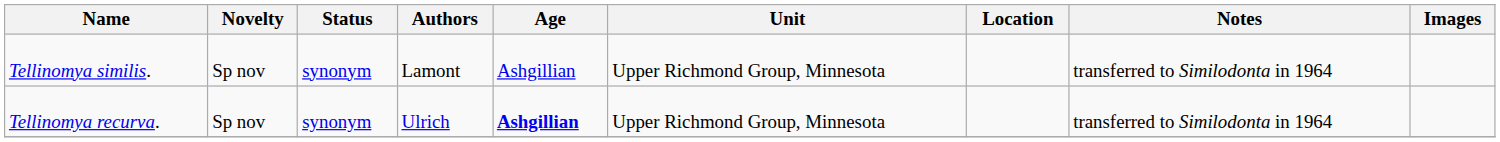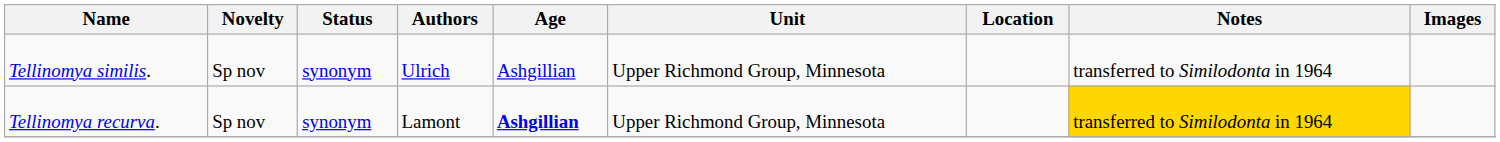(431, 70) Lamont -> (426, 70) Ulrich
(426, 121) Ulrich -> (431, 121) Lamont
(1203, 121) no background -> (1203, 121) gold background
